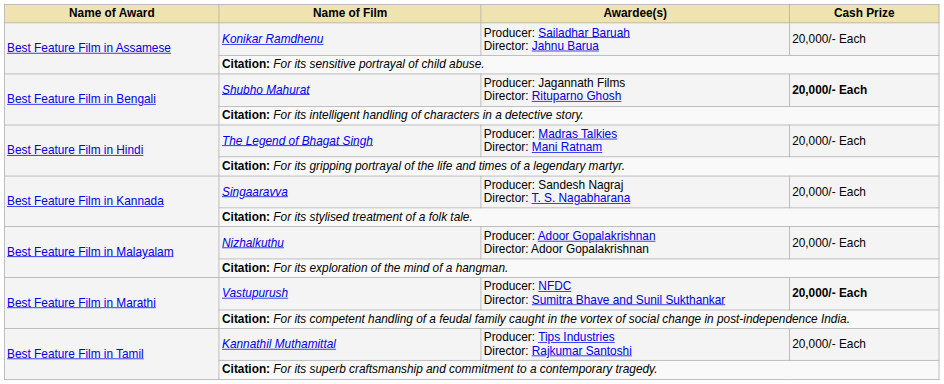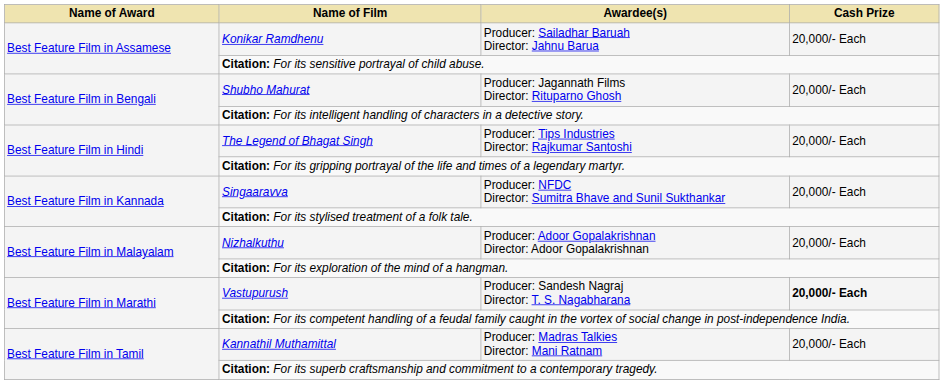(830, 90) bold -> (829, 90) normal
(550, 141) Producer: Madras Talkies Director: Mani Ratnam -> (558, 141) Producer: Tips Industries Director: Rajkumar Santoshi
(557, 191) Producer: Sandesh Nagraj Director: T. S. Nagabharana -> (605, 191) Producer: NFDC Director: Sumitra Bhave and Sunil Sukthankar
(605, 293) Producer: NFDC Director: Sumitra Bhave and Sunil Sukthankar -> (557, 293) Producer: Sandesh Nagraj Director: T. S. Nagabharana
(558, 344) Producer: Tips Industries Director: Rajkumar Santoshi -> (550, 344) Producer: Madras Talkies Director: Mani Ratnam
